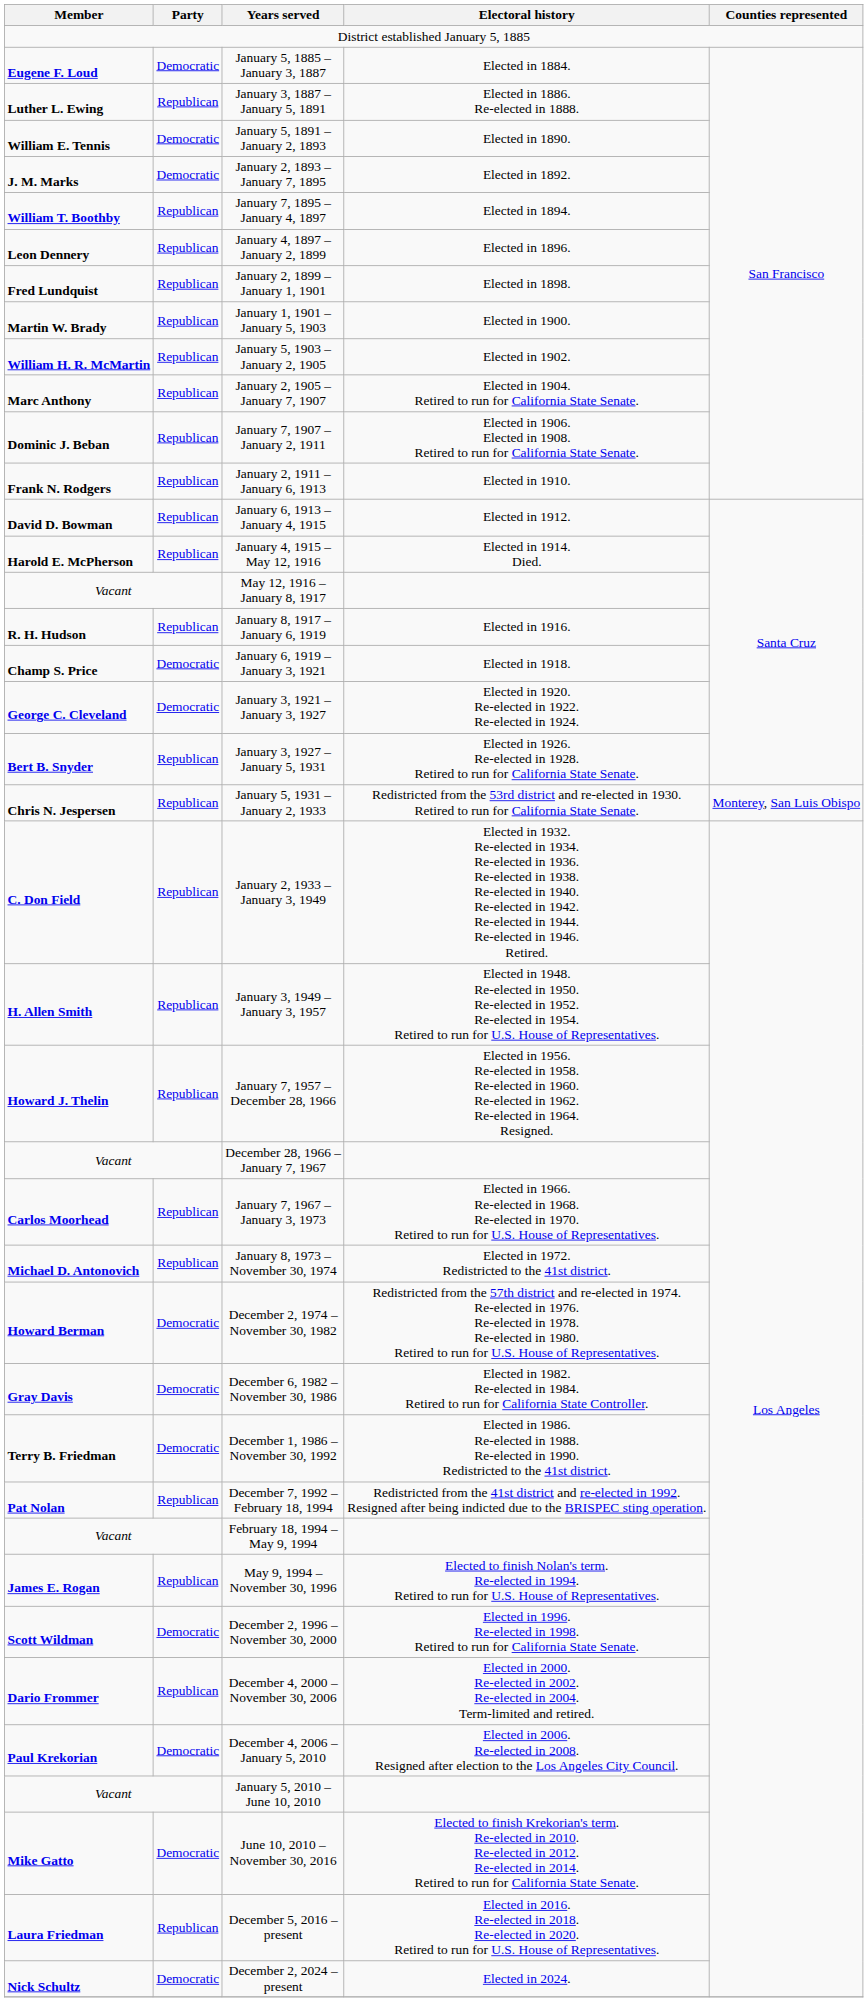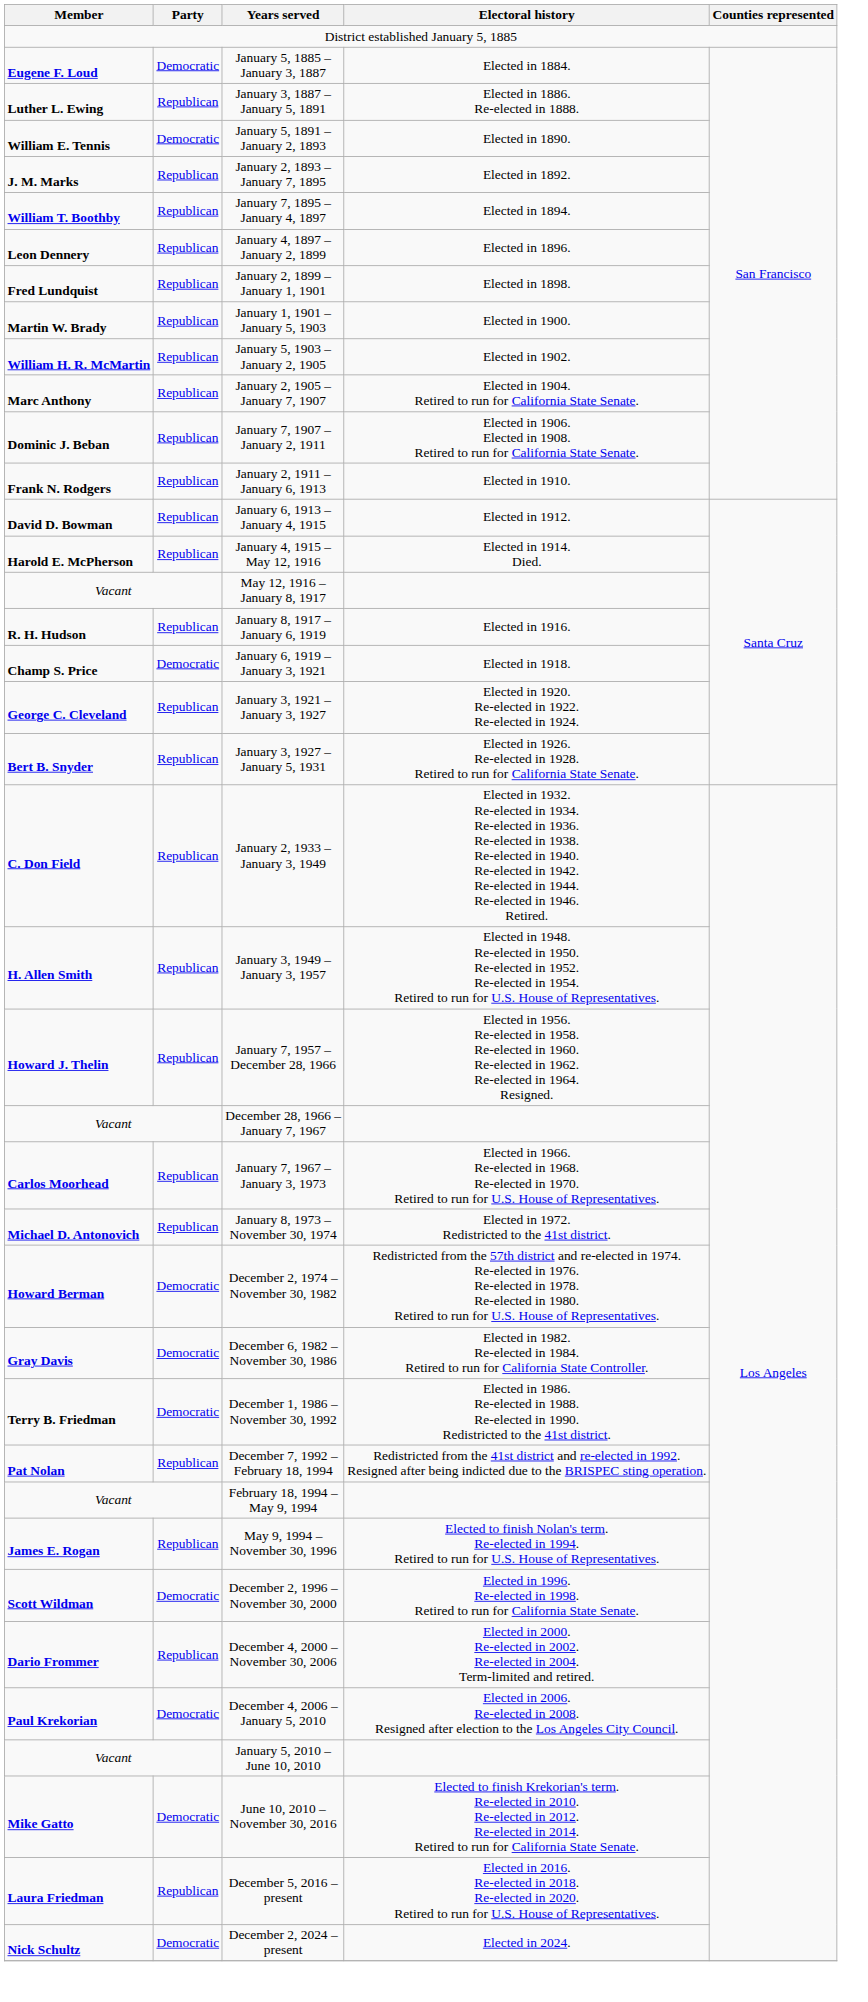(188, 174) Democratic -> (188, 174) Republican
(188, 707) Democratic -> (188, 707) Republican
- row: (283, 802)
